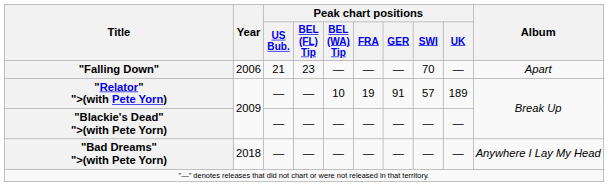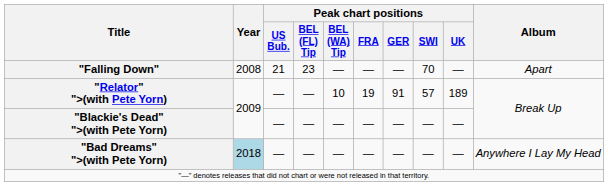(249, 69) 2006 -> (249, 69) 2008
(249, 154) no background -> (249, 154) lightblue background
